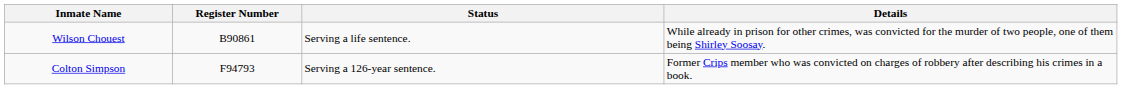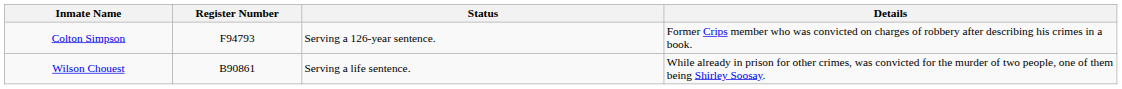rows swapped: (88, 37) <-> (88, 68)
